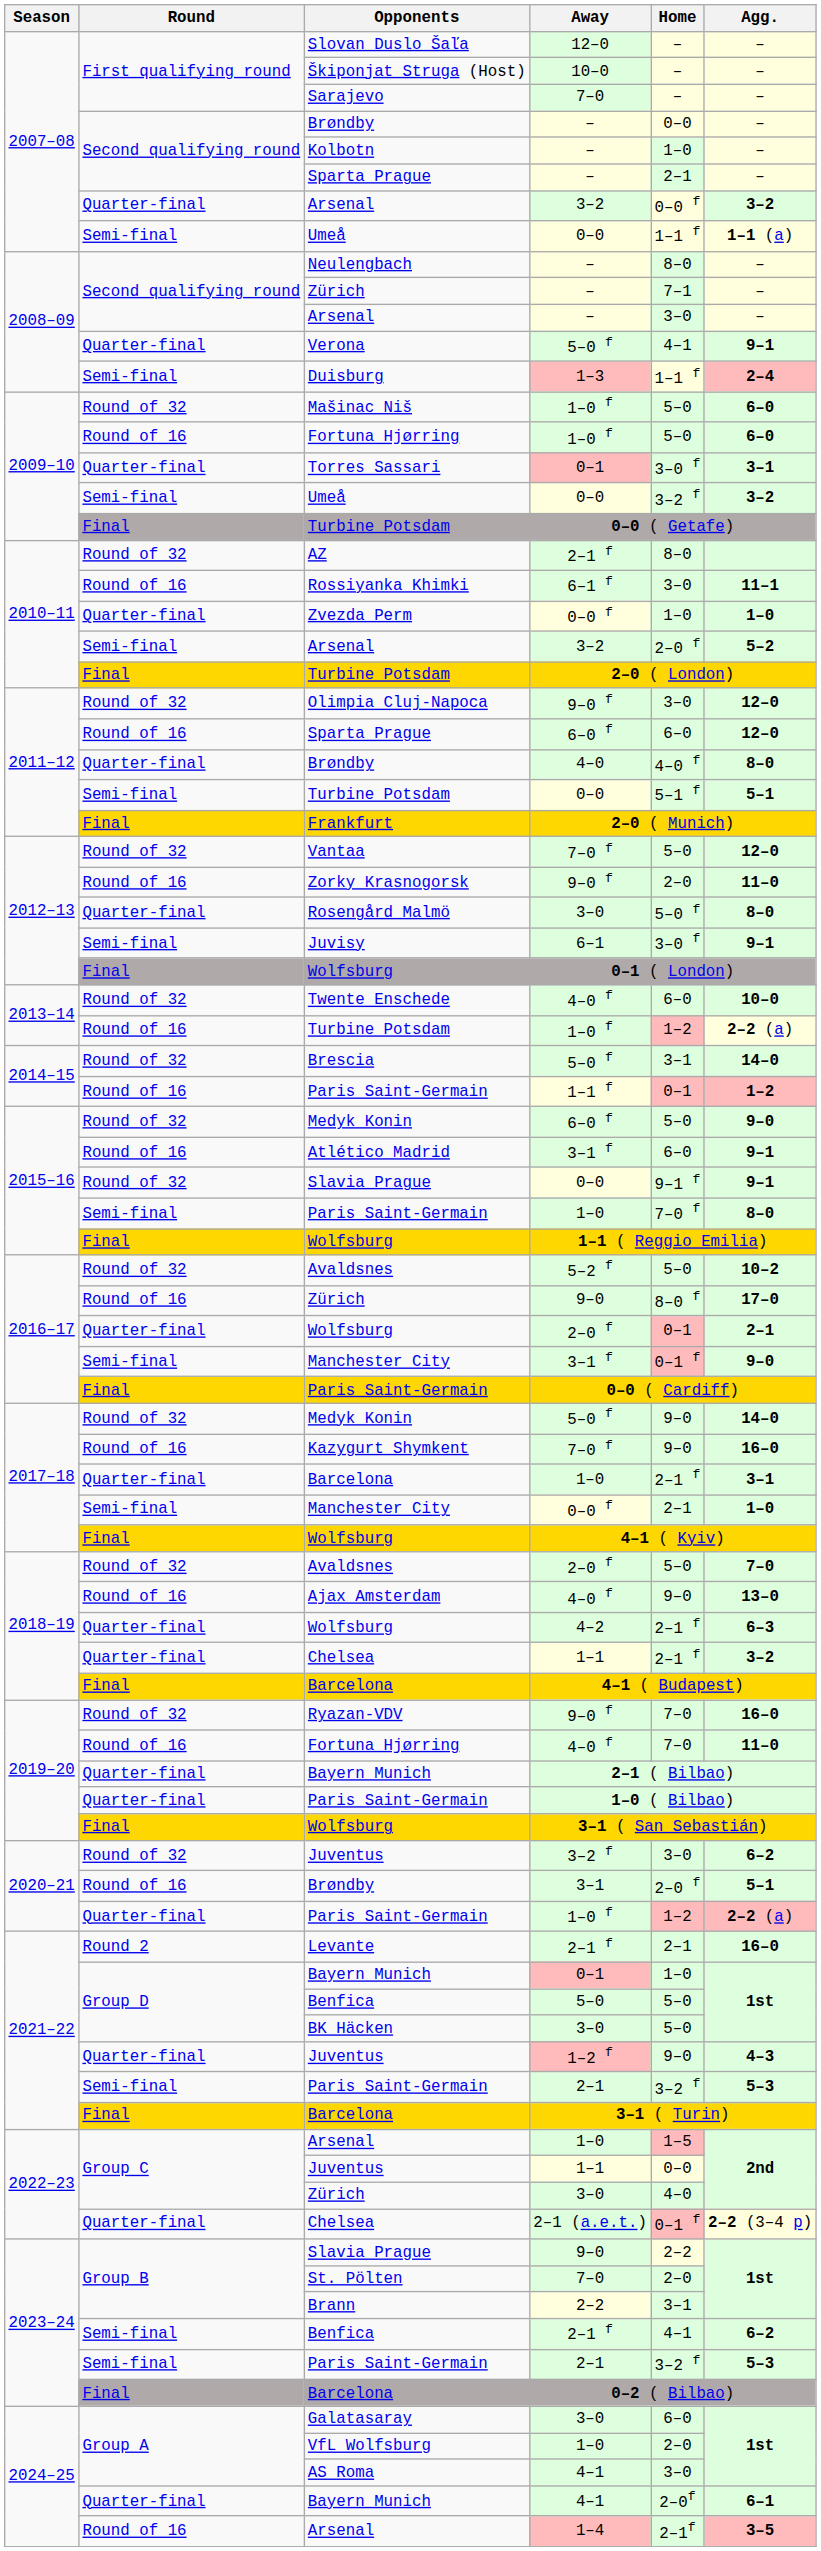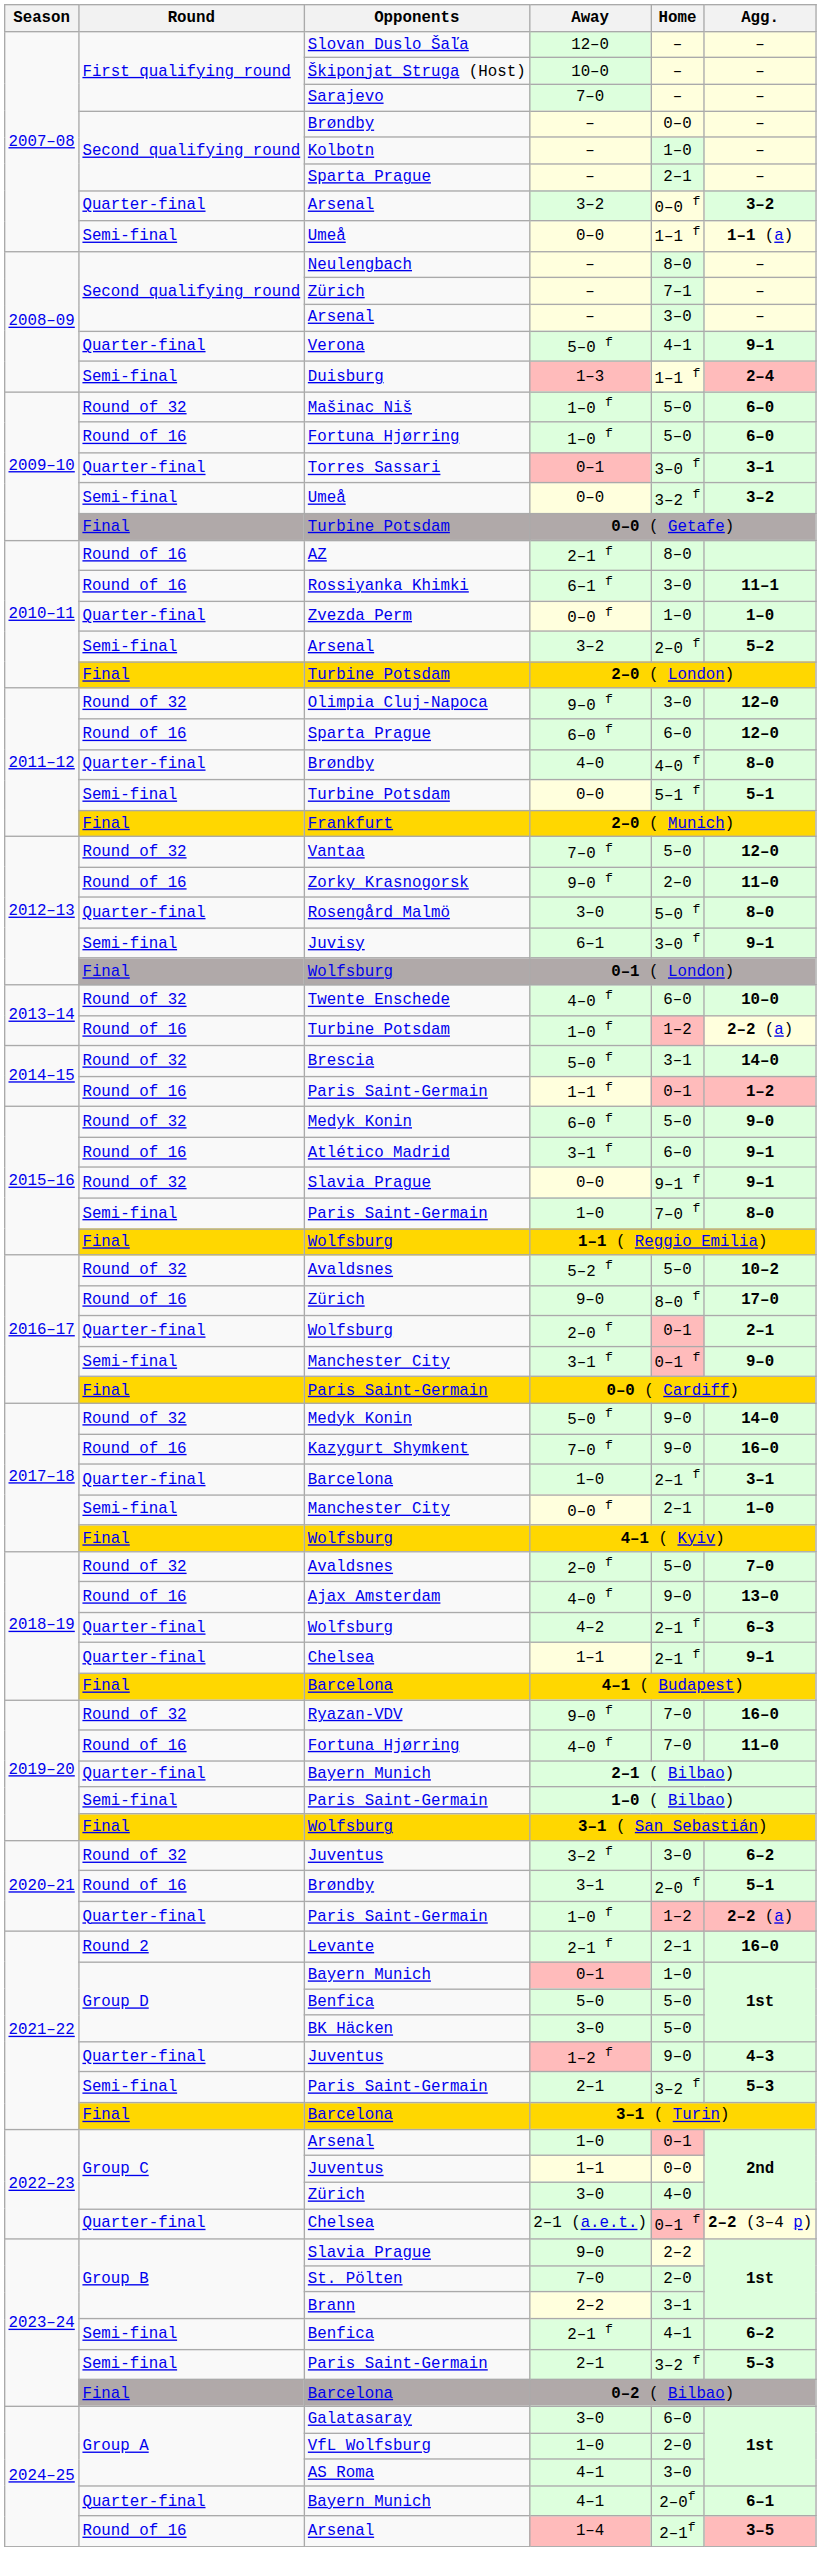(135, 555) Round of 32 -> (135, 555) Round of 16
(760, 1658) 3–2 -> (760, 1658) 9–1
(144, 1800) Quarter-final -> (130, 1800) Semi-final
(677, 2142) 1–5 -> (677, 2142) 0–1
